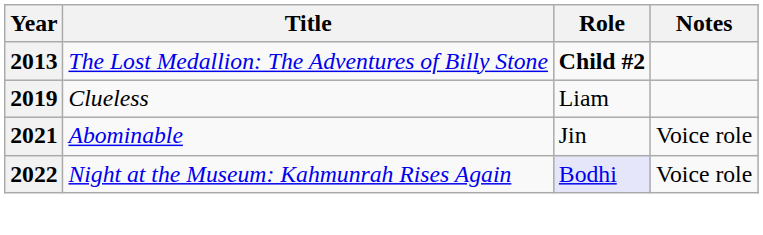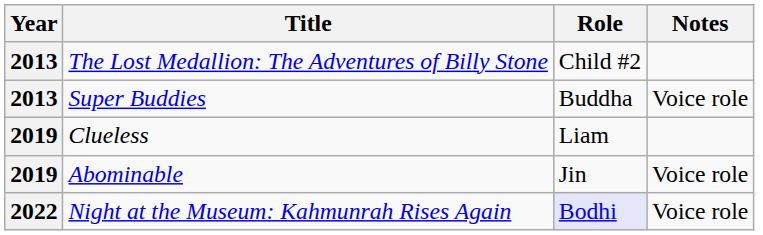(602, 60) bold -> (600, 60) normal
+ row: (137, 98)
(34, 135) 2021 -> (34, 173) 2019
